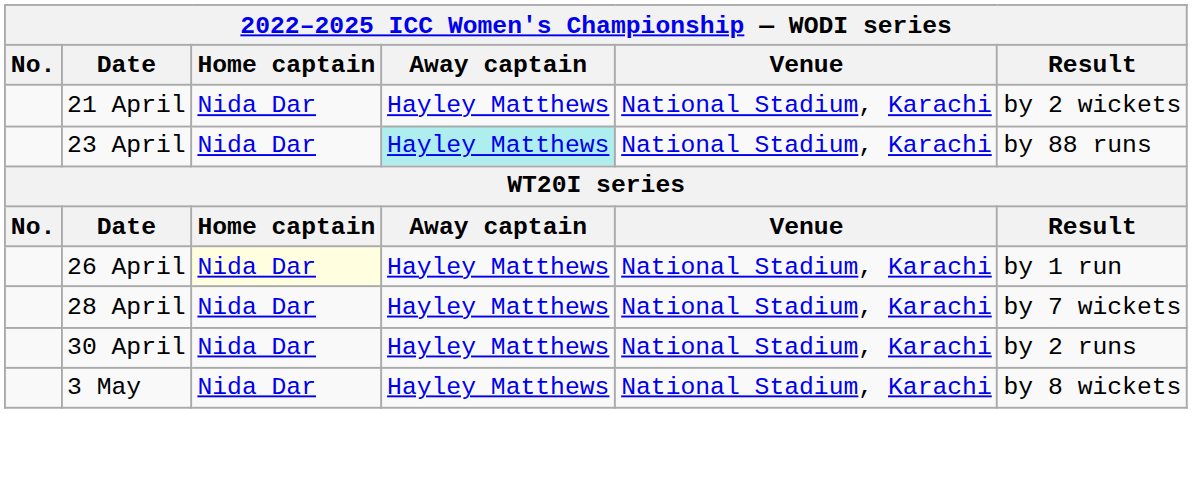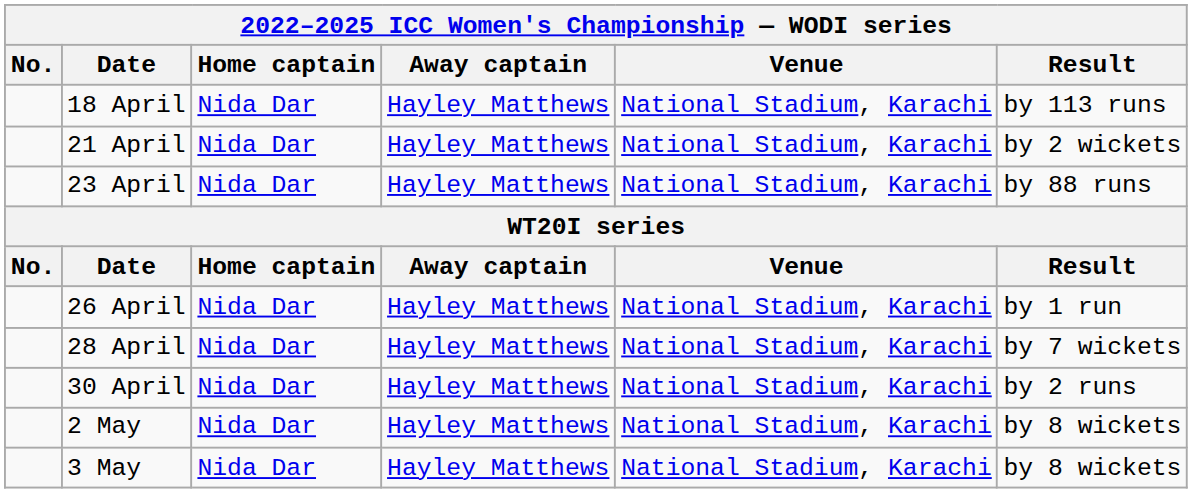+ row: (126, 106)
(498, 146) paleturquoise background -> (498, 186) no background
(257, 267) lightyellow background -> (257, 307) no background
+ row: (104, 428)
